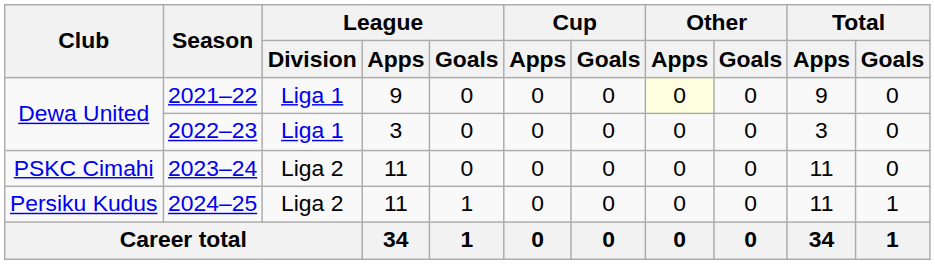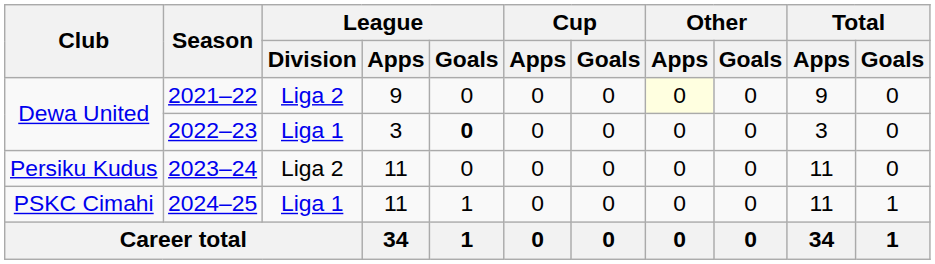(312, 95) Liga 1 -> (312, 95) Liga 2
(467, 131) normal -> (467, 131) bold
(84, 167) PSKC Cimahi -> (84, 167) Persiku Kudus
(84, 204) Persiku Kudus -> (84, 204) PSKC Cimahi
(312, 204) Liga 2 -> (312, 204) Liga 1
